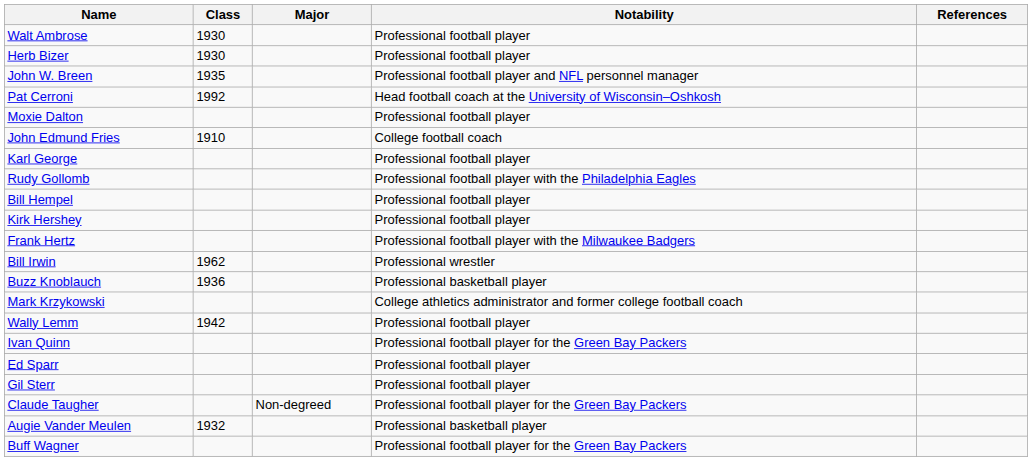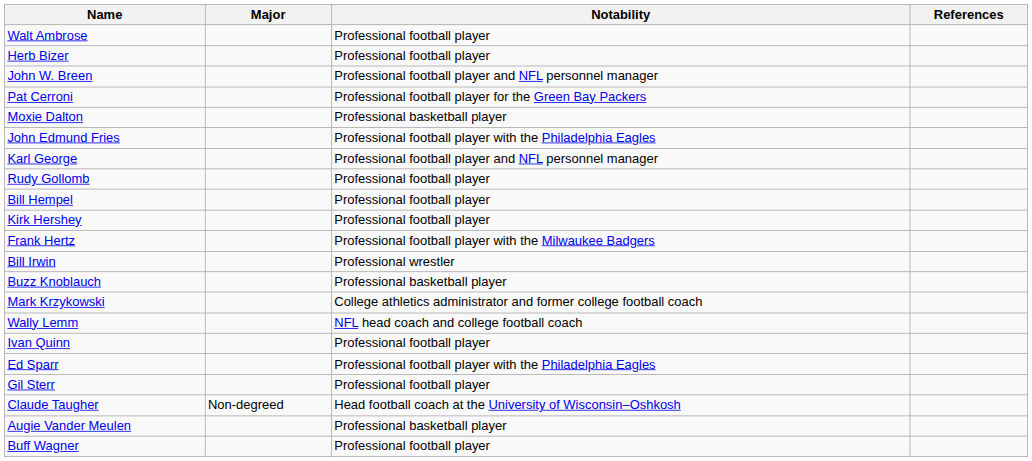- column: (223, 14)
(548, 96) Head football coach at the University of Wisconsin–Oshkosh -> (490, 96) Professional football player for the Green Bay Packers
(452, 117) Professional football player -> (420, 117) Professional basketball player
(438, 138) College football coach -> (495, 138) Professional football player with the Philadelphia Eagles
(452, 158) Professional football player -> (496, 158) Professional football player and NFL personnel manager
(535, 179) Professional football player with the Philadelphia Eagles -> (412, 179) Professional football player
(452, 323) Professional football player -> (458, 323) NFL head coach and college football coach
(530, 343) Professional football player for the Green Bay Packers -> (412, 343) Professional football player
(452, 364) Professional football player -> (495, 364) Professional football player with the Philadelphia Eagles
(530, 405) Professional football player for the Green Bay Packers -> (508, 405) Head football coach at the University of Wisconsin–Oshkosh
(530, 446) Professional football player for the Green Bay Packers -> (412, 446) Professional football player
